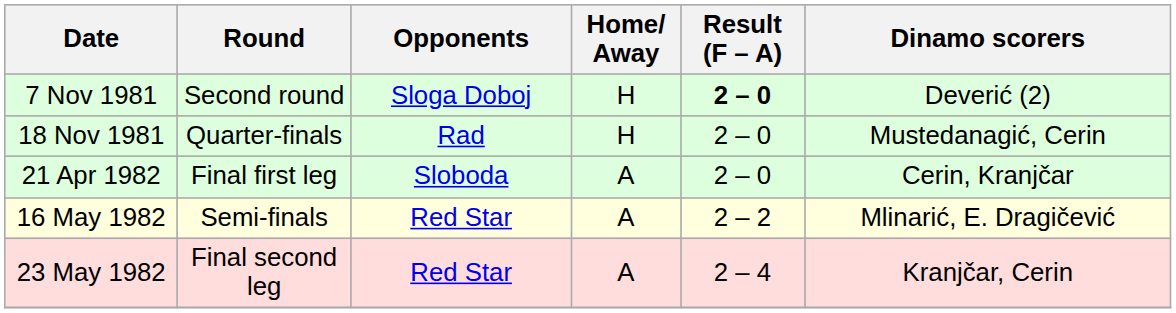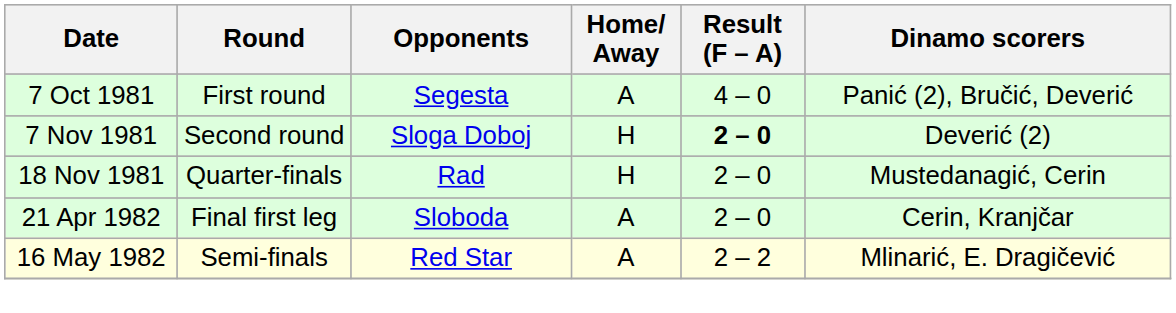+ row: (91, 94)
- row: (91, 272)
